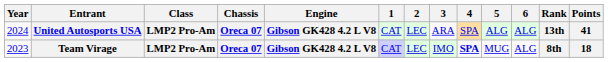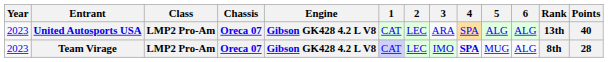(18, 30) 2024 -> (18, 30) 2023
(586, 30) 41 -> (586, 30) 40
(586, 48) 18 -> (586, 48) 28
